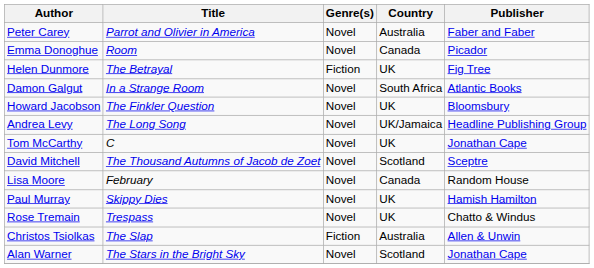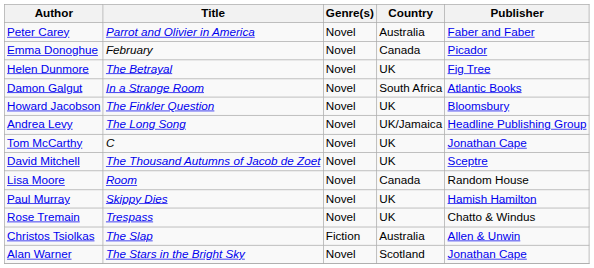(122, 50) Room -> (129, 50) February
(343, 69) Fiction -> (341, 69) Novel
(402, 161) Scotland -> (387, 161) UK
(129, 180) February -> (122, 180) Room
